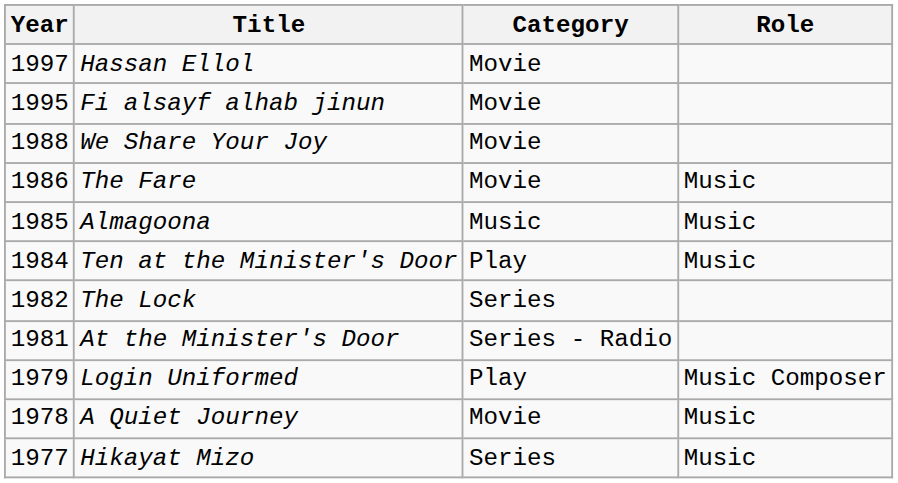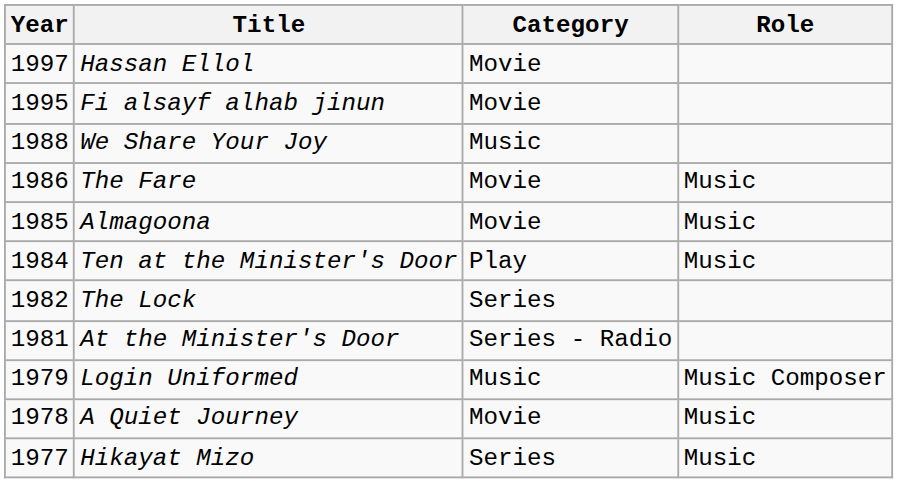(505, 143) Movie -> (505, 143) Music
(505, 222) Music -> (505, 222) Movie
(498, 379) Play -> (505, 379) Music
